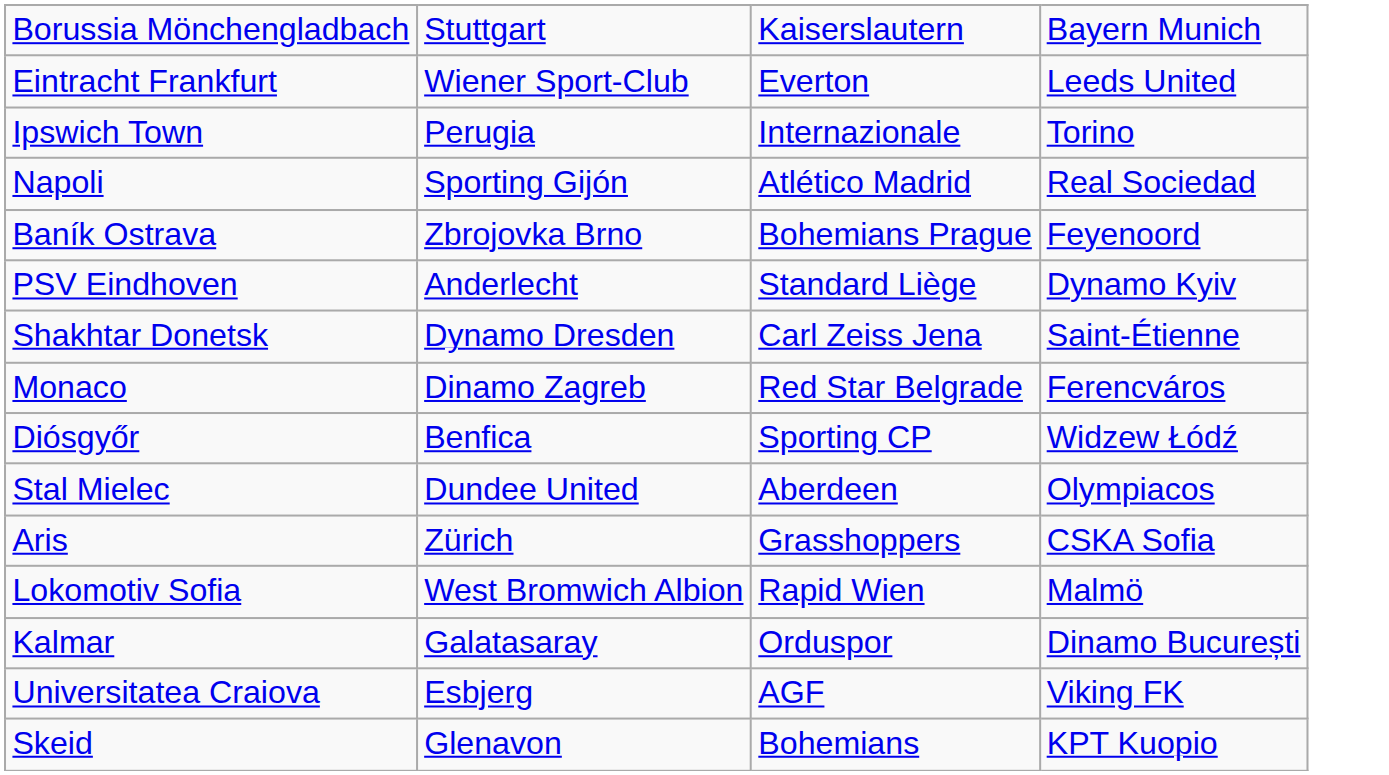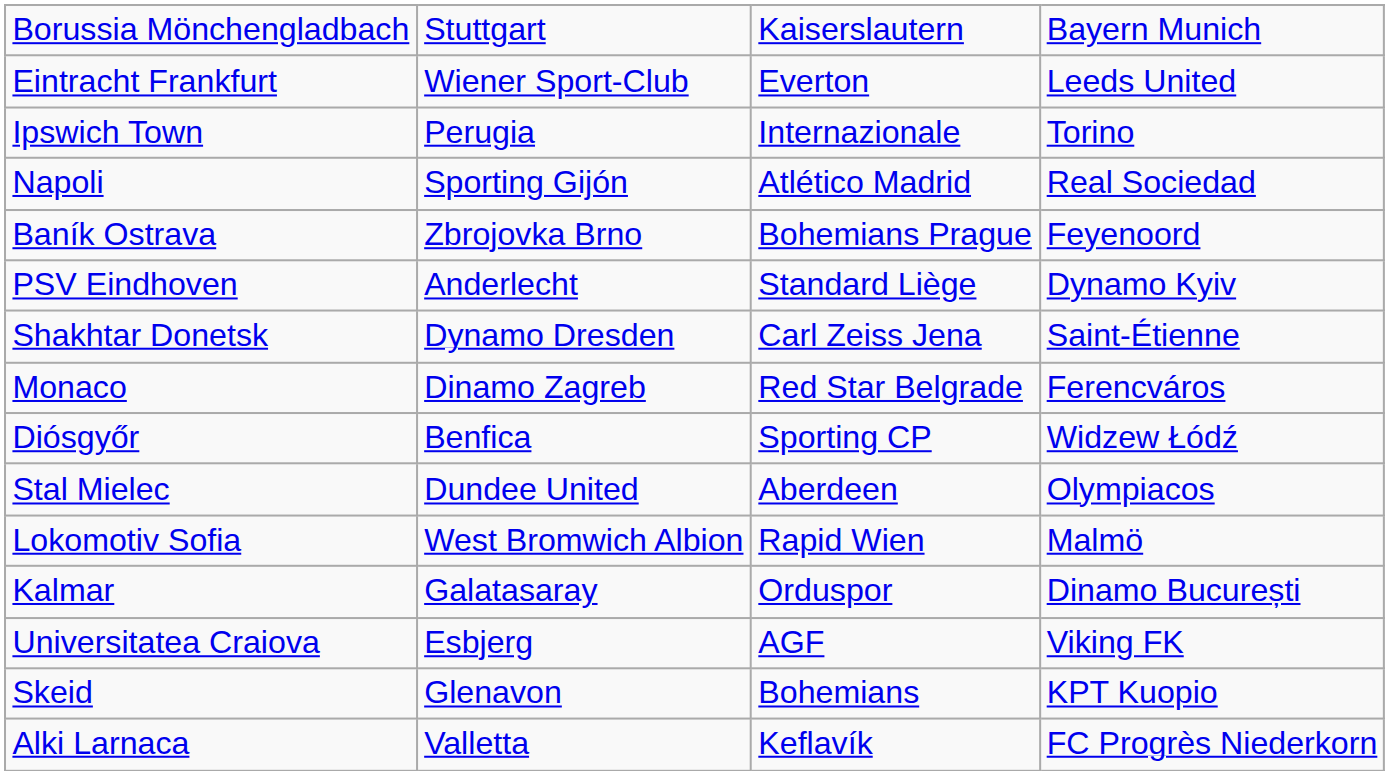- row: (40, 540)
+ row: (101, 744)
